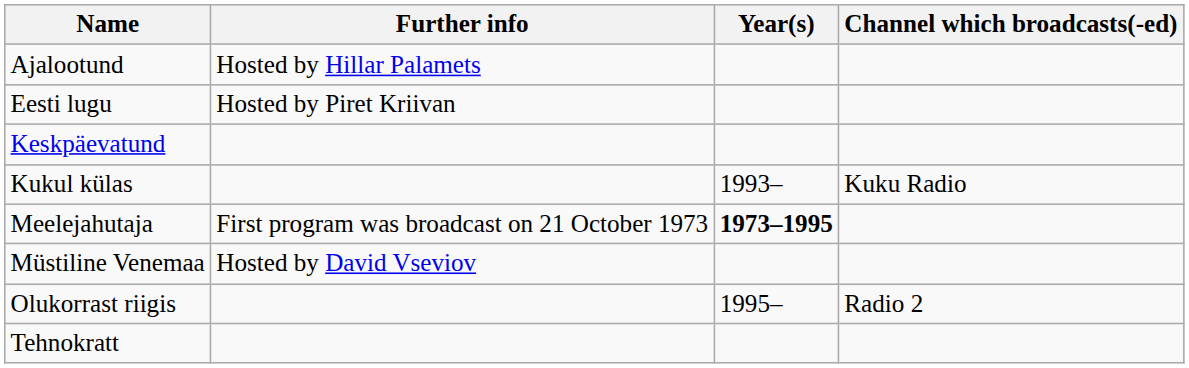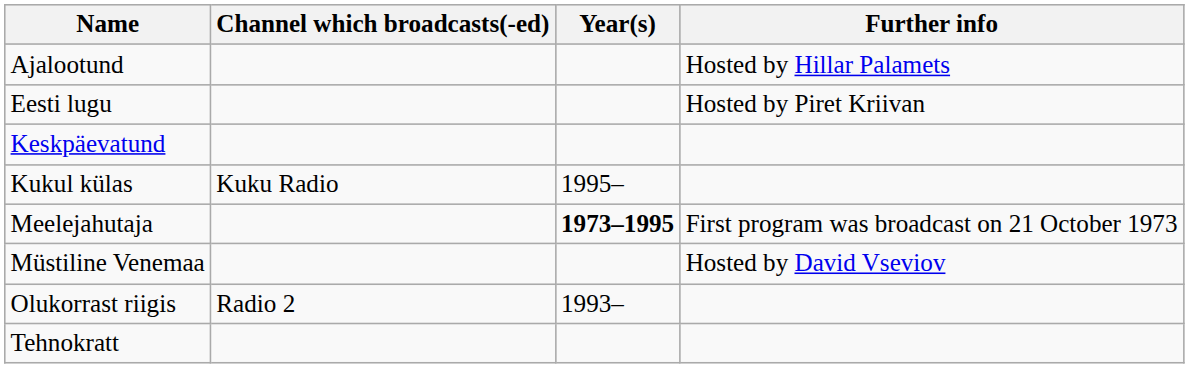columns swapped: (1011, 24) <-> (462, 24)
(751, 183) 1993– -> (592, 183) 1995–
(751, 303) 1995– -> (592, 303) 1993–
